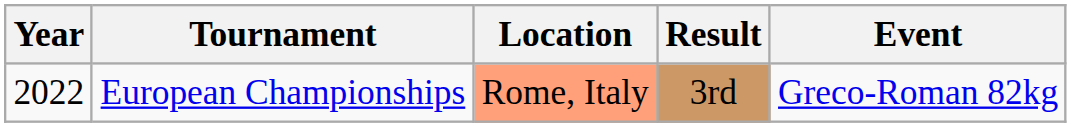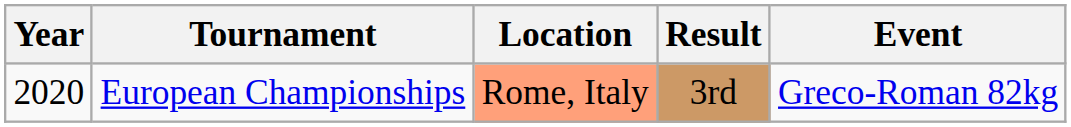(49, 92) 2022 -> (49, 92) 2020
